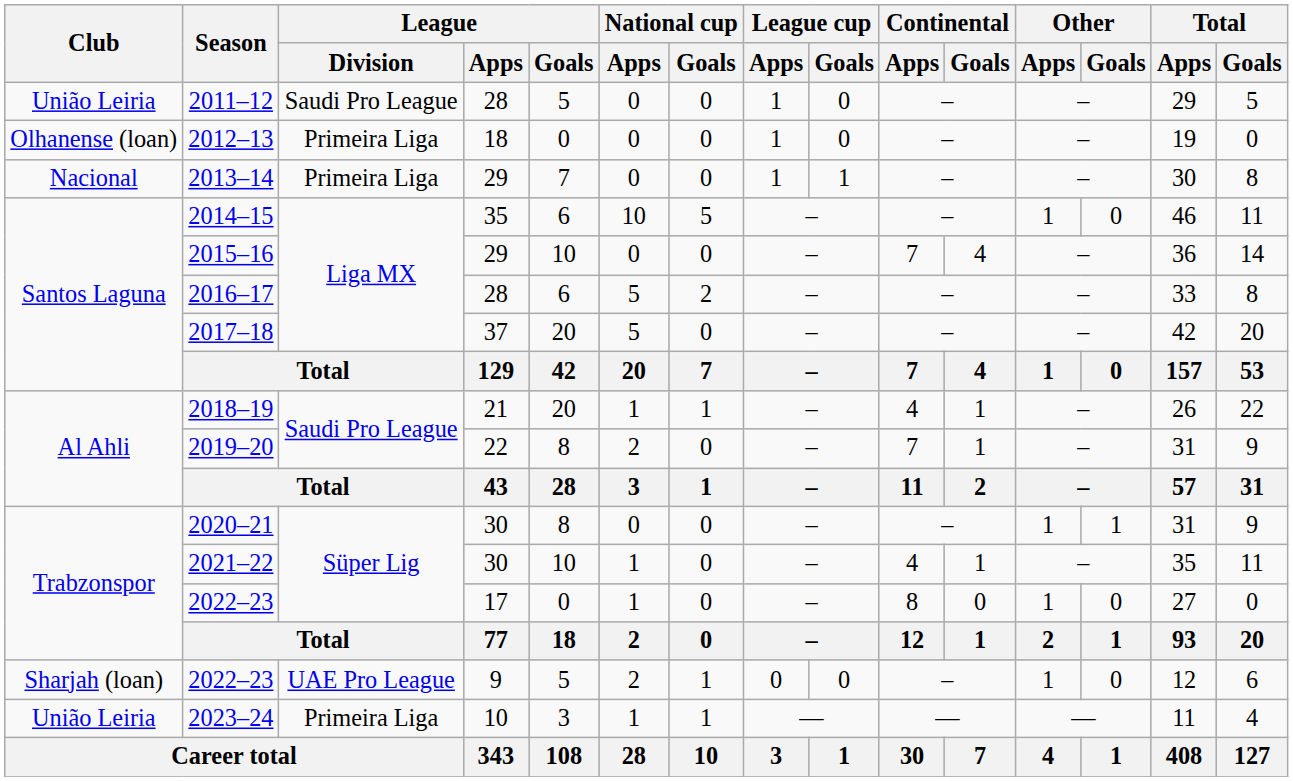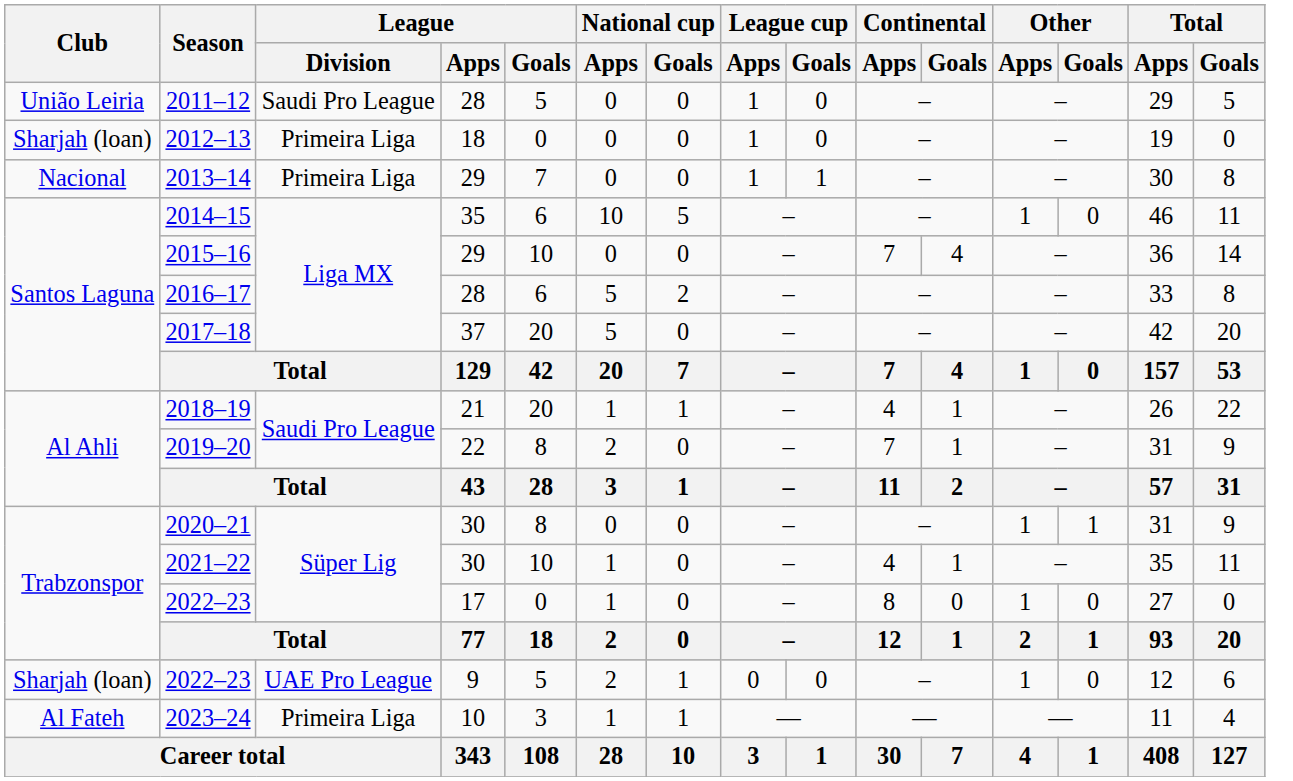(94, 139) Olhanense (loan) -> (82, 139) Sharjah (loan)
(94, 718) União Leiria -> (82, 718) Al Fateh
